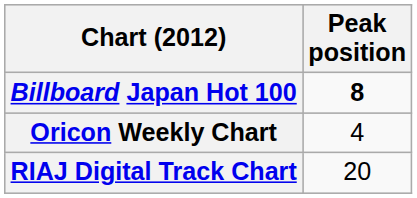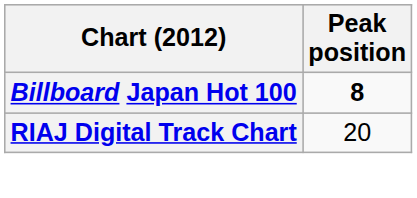- row: (154, 132)
